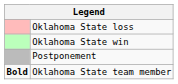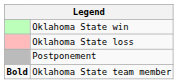rows swapped: (80, 41) <-> (83, 26)
